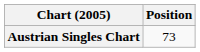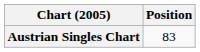(169, 36) 73 -> (169, 36) 83
